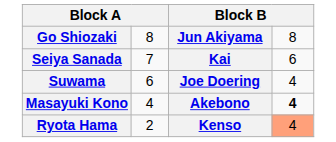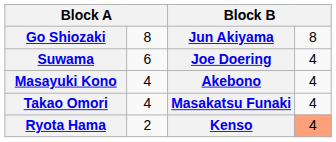- row: (77, 59)
(293, 103) bold -> (313, 81) normal
+ row: (66, 103)
